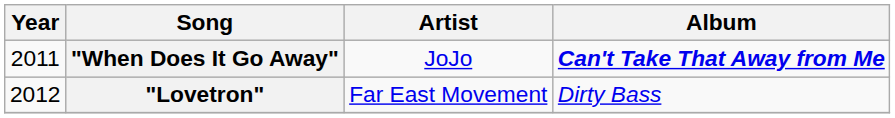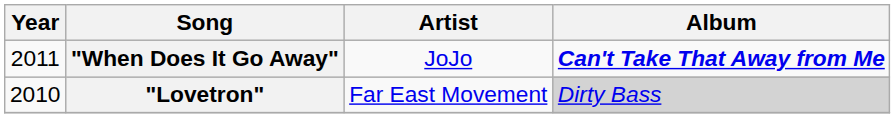(35, 94) 2012 -> (35, 94) 2010
(610, 94) no background -> (610, 94) lightgrey background
